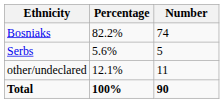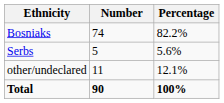columns swapped: (186, 13) <-> (122, 13)
